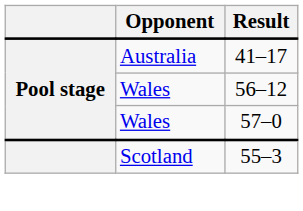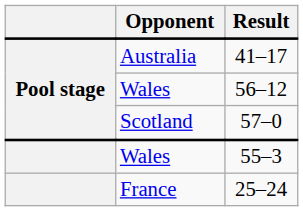(145, 122) Wales -> (156, 122) Scotland
(156, 156) Scotland -> (145, 156) Wales
+ row: (261, 189)
